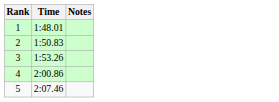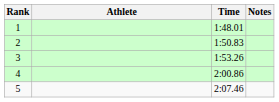+ column: (122, 12)
